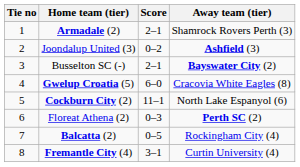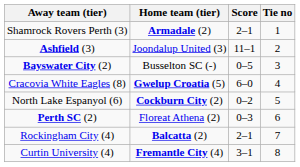columns swapped: (22, 13) <-> (232, 13)
(154, 48) 0–2 -> (244, 48) 11–1
(154, 65) 2–1 -> (244, 65) 0–5
(154, 100) 11–1 -> (244, 100) 0–2
(154, 135) 0–5 -> (244, 135) 2–1
